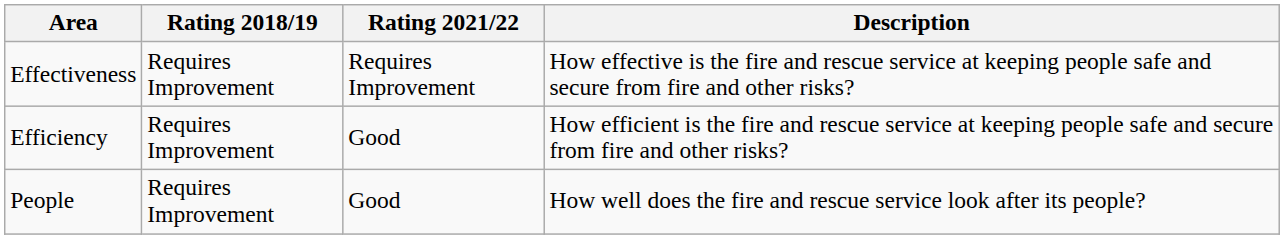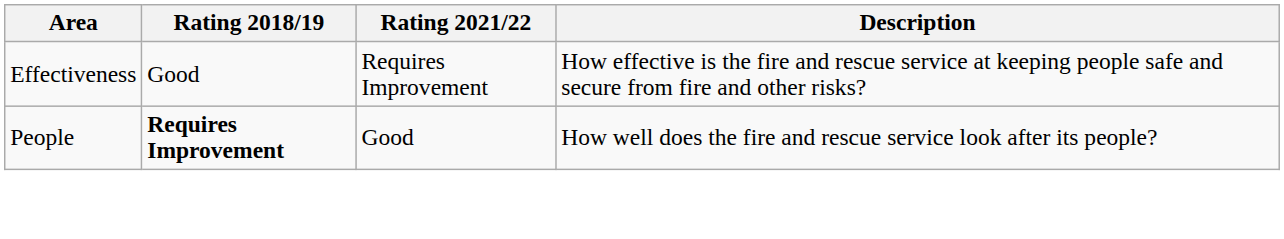(211, 73) Requires Improvement -> (173, 73) Good
- row: (59, 137)
(211, 201) normal -> (216, 137) bold
